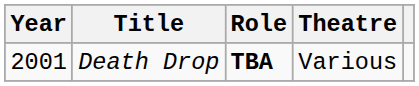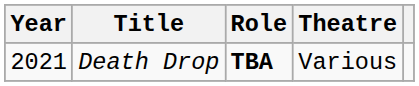(39, 62) 2001 -> (39, 62) 2021
